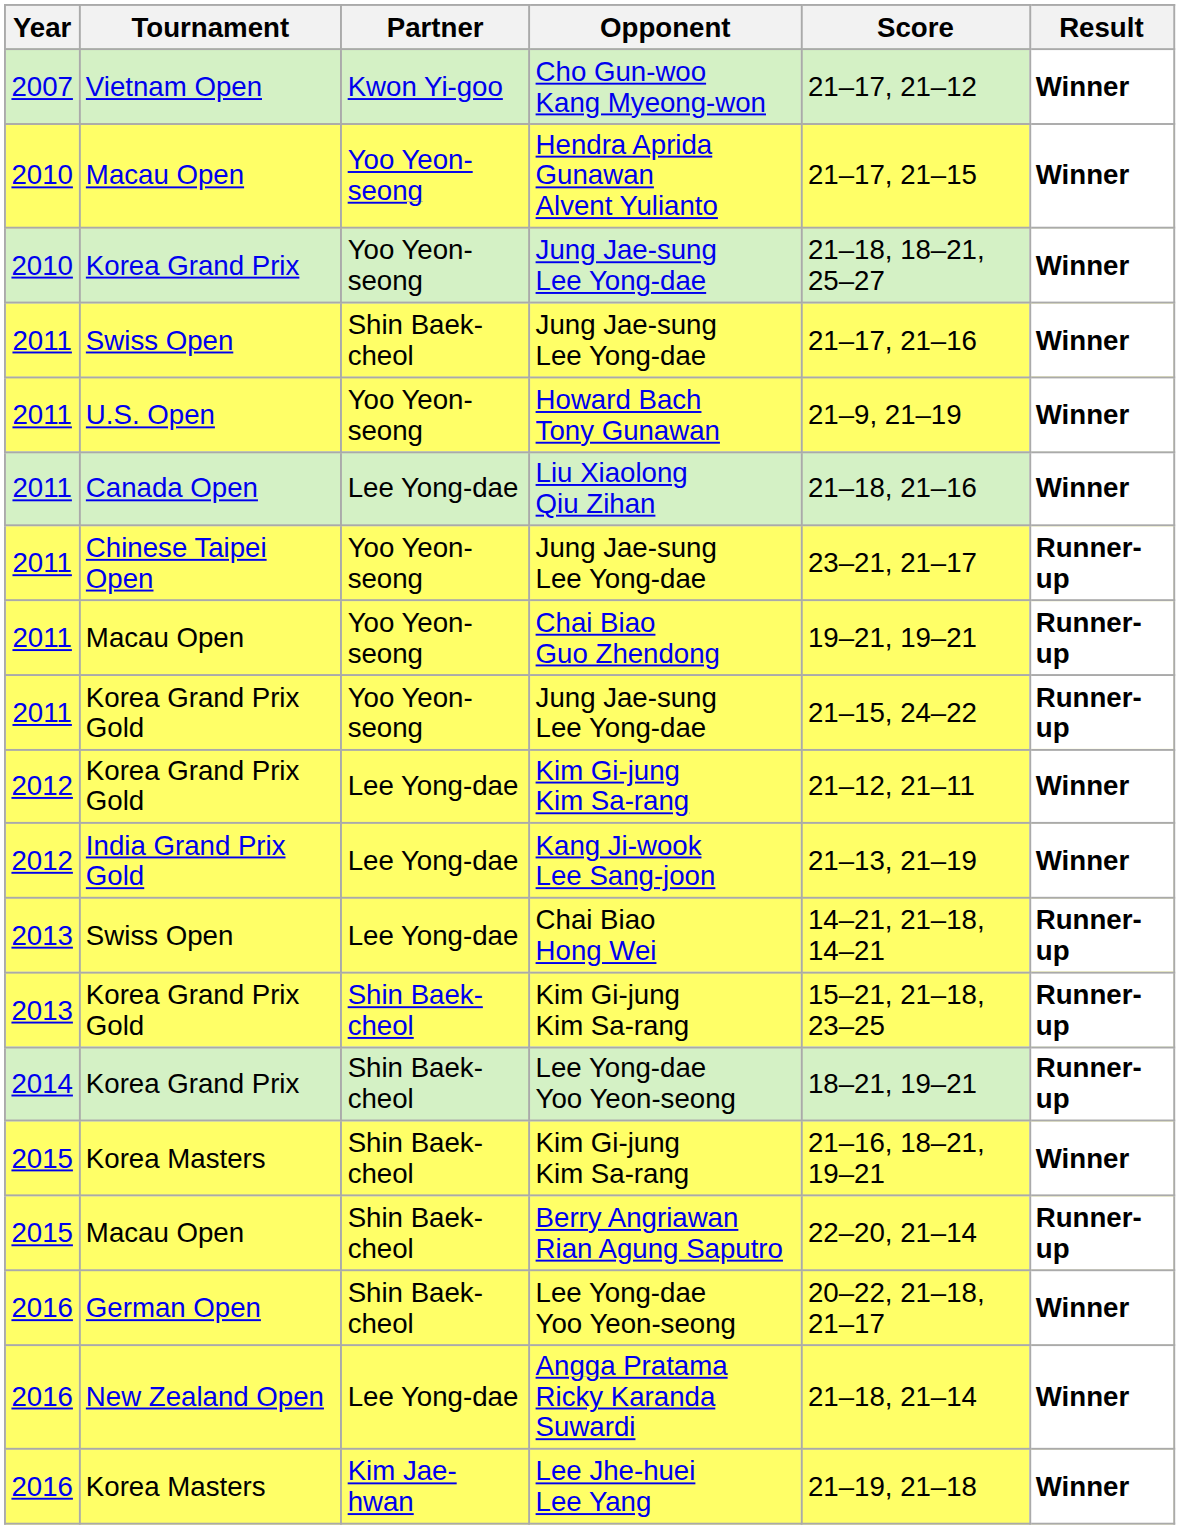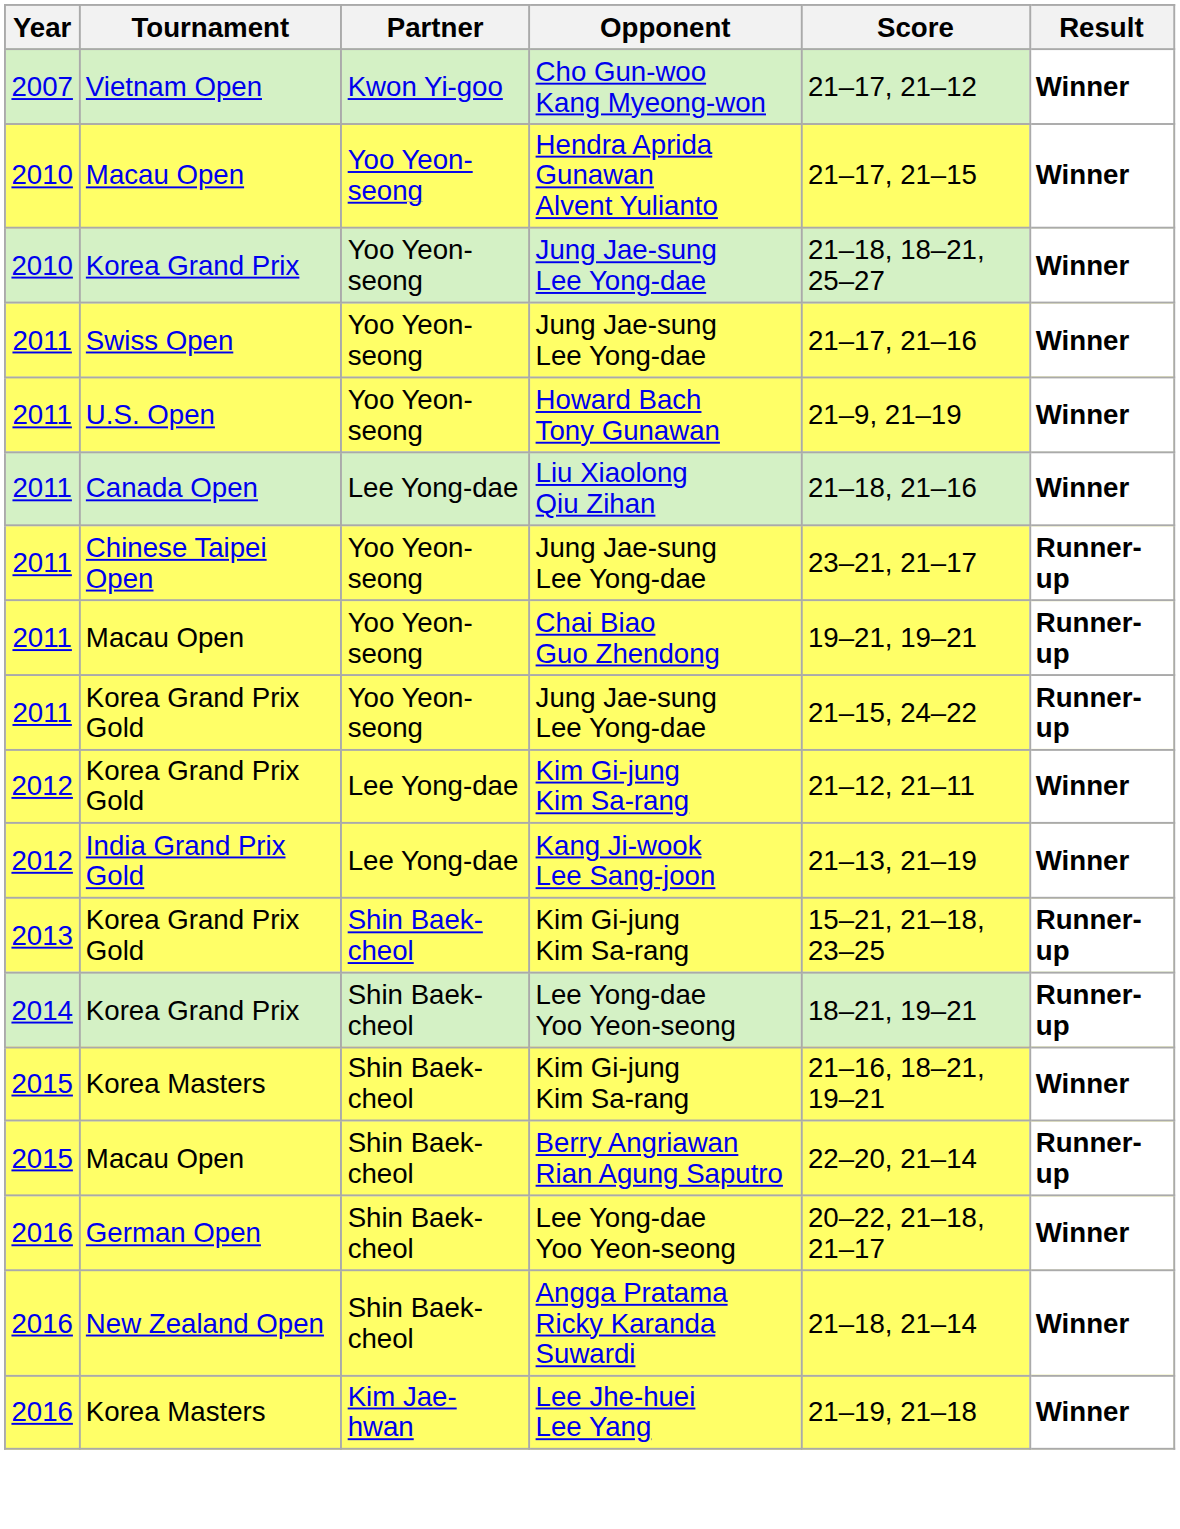(415, 340) Shin Baek-cheol -> (410, 340) Yoo Yeon-seong
- row: (160, 935)
(433, 1397) Lee Yong-dae -> (415, 1323) Shin Baek-cheol
